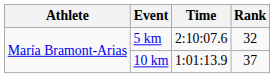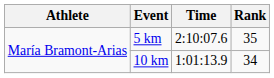(250, 39) 32 -> (250, 39) 35
(250, 61) 37 -> (250, 61) 34
